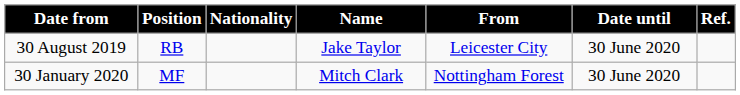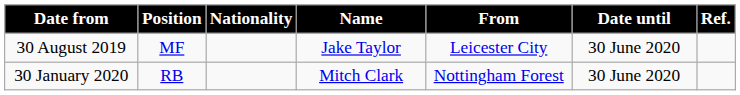(172, 47) RB -> (172, 47) MF
(172, 76) MF -> (172, 76) RB
